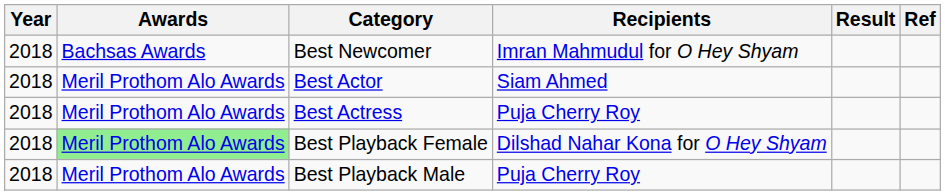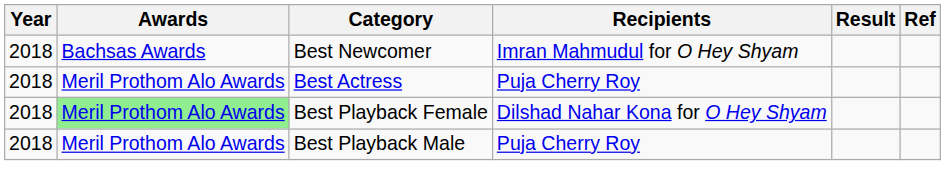- row: (338, 81)
